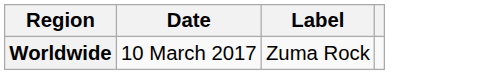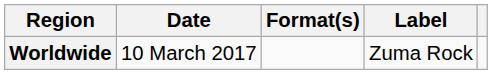+ column: (313, 20)
